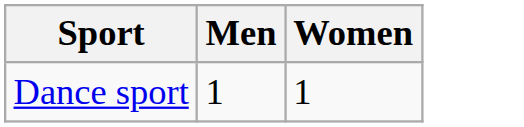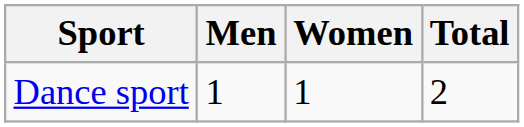+ column: (470, 33)
